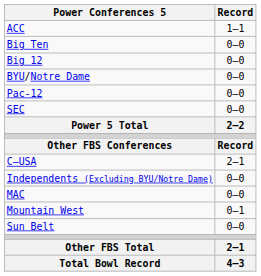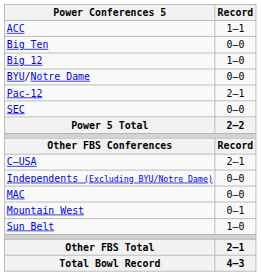(235, 61) 0–0 -> (235, 61) 1–0
(235, 93) 0–0 -> (235, 93) 2–1
(235, 226) 0–0 -> (235, 226) 1–0
